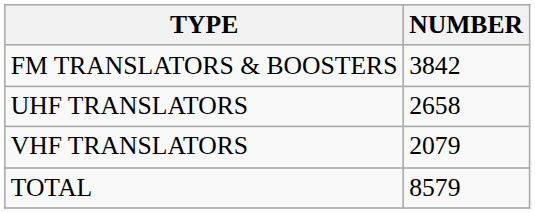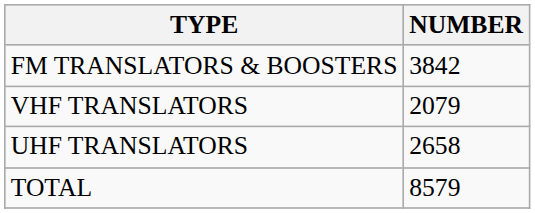rows swapped: (129, 106) <-> (129, 146)
